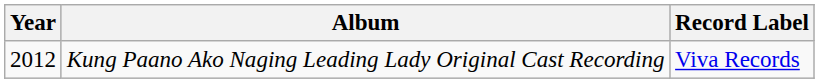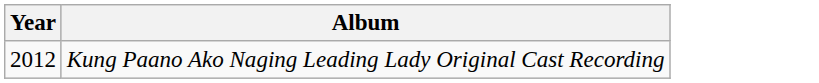- column: (742, 22)
